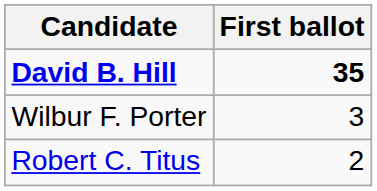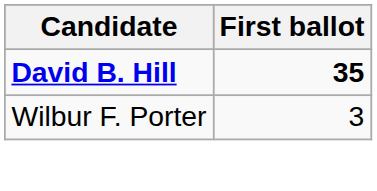- row: (106, 161)
